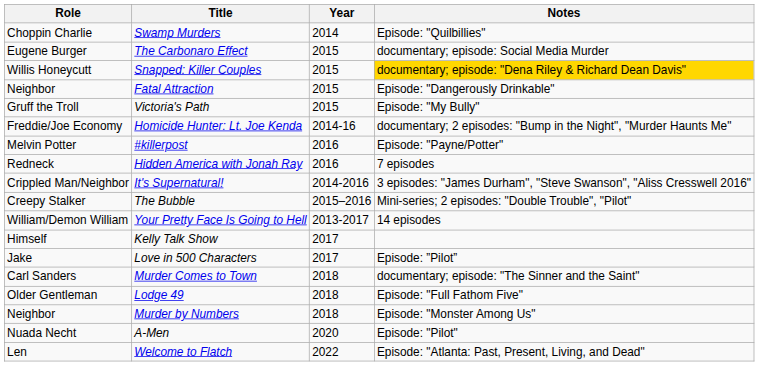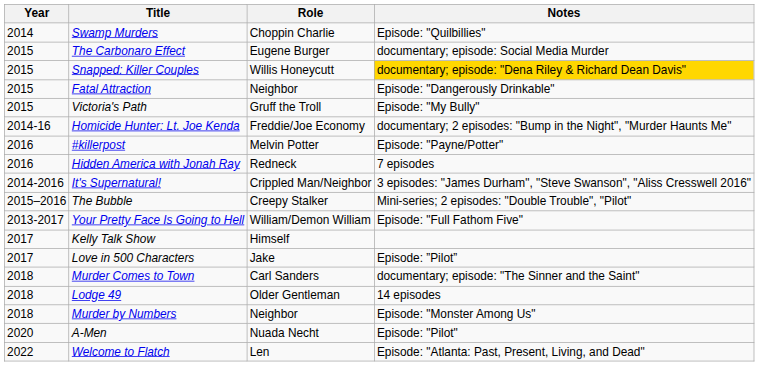columns swapped: (342, 13) <-> (68, 13)
(409, 220) 14 episodes -> (450, 220) Episode: "Full Fathom Five"
(450, 295) Episode: "Full Fathom Five" -> (409, 295) 14 episodes
